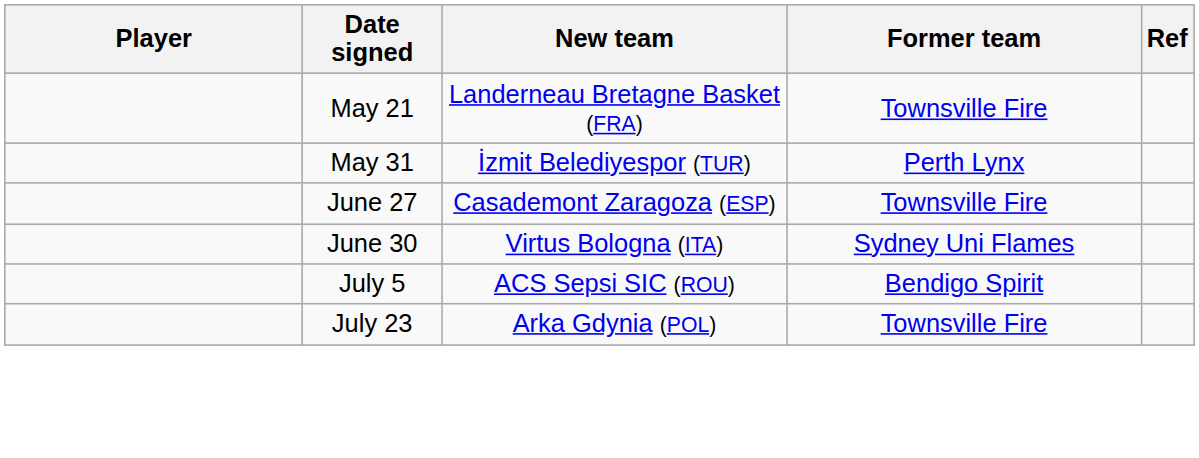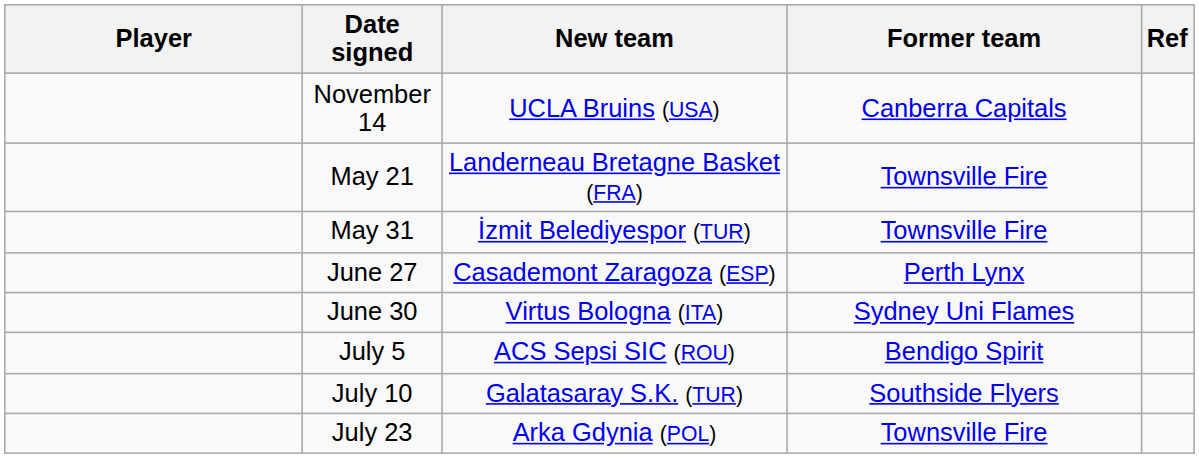+ row: (372, 107)
(964, 162) Perth Lynx -> (964, 231) Townsville Fire
(964, 202) Townsville Fire -> (964, 271) Perth Lynx
+ row: (372, 392)
